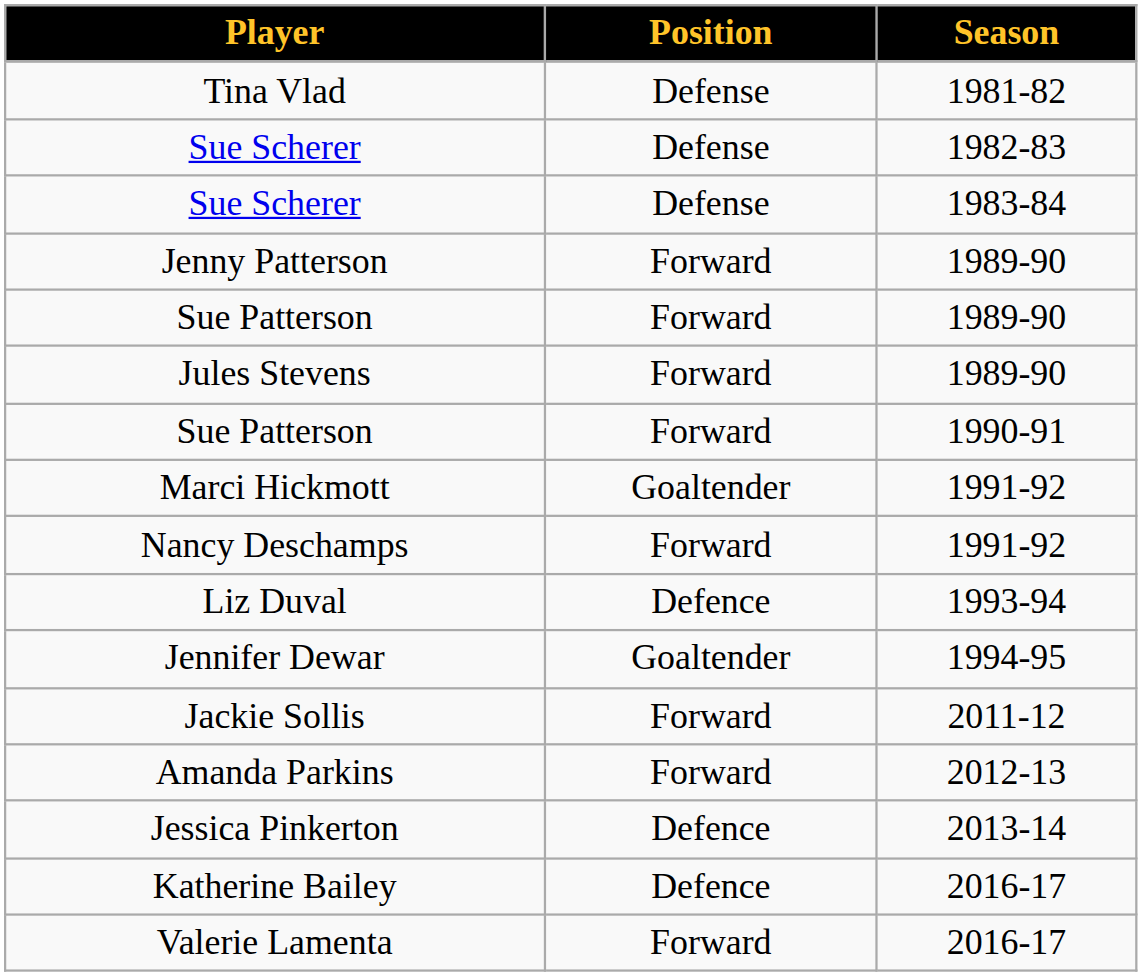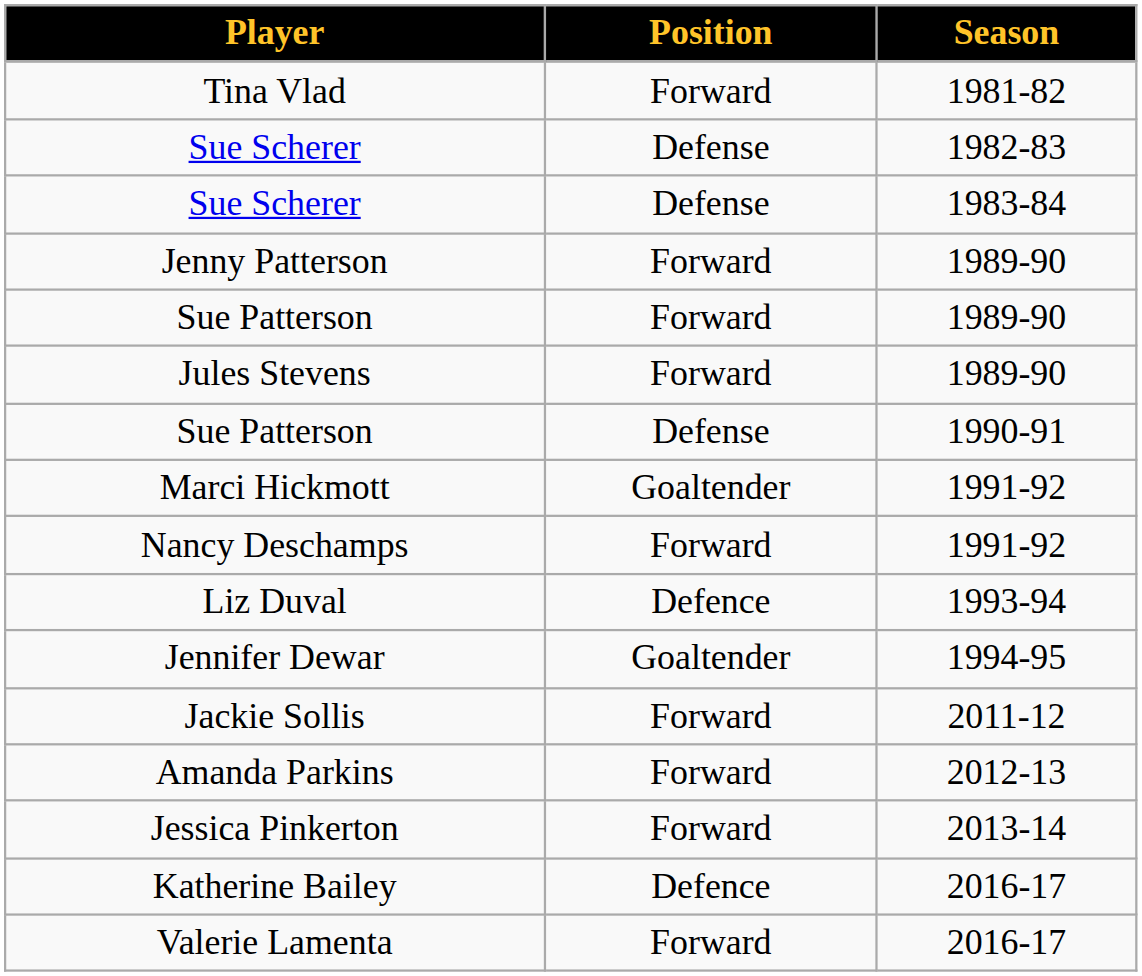(711, 89) Defense -> (711, 89) Forward
(711, 430) Forward -> (711, 430) Defense
(711, 828) Defence -> (711, 828) Forward
